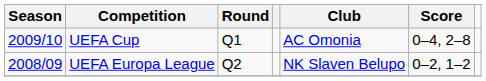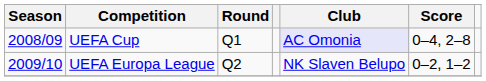(35, 40) 2009/10 -> (35, 40) 2008/09
(322, 40) no background -> (322, 40) lavender background
(35, 64) 2008/09 -> (35, 64) 2009/10
